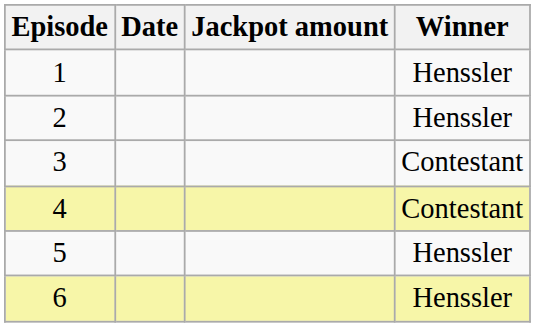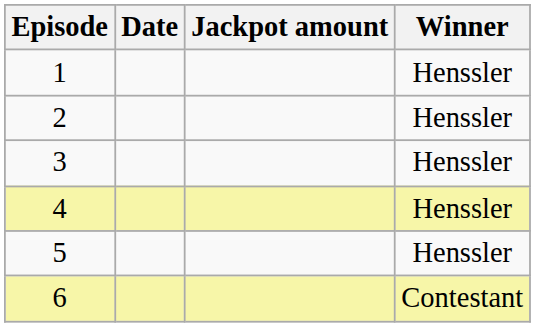(462, 162) Contestant -> (462, 162) Henssler
(462, 207) Contestant -> (462, 207) Henssler
(462, 298) Henssler -> (462, 298) Contestant
